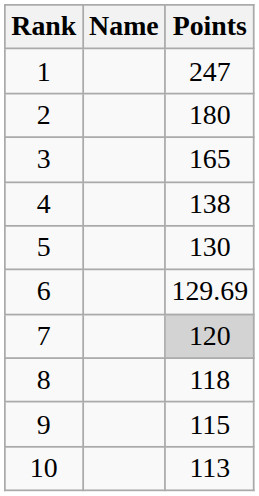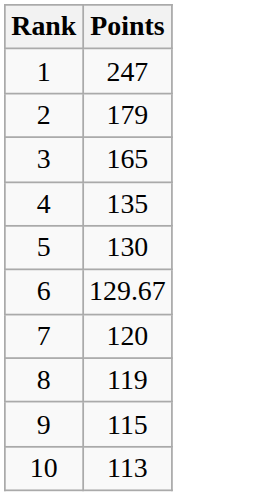- column: (124, 26)
(210, 114) 180 -> (127, 114) 179
(210, 203) 138 -> (127, 203) 135
(210, 291) 129.69 -> (127, 291) 129.67
(210, 335) lightgrey background -> (127, 335) no background
(210, 379) 118 -> (127, 379) 119
